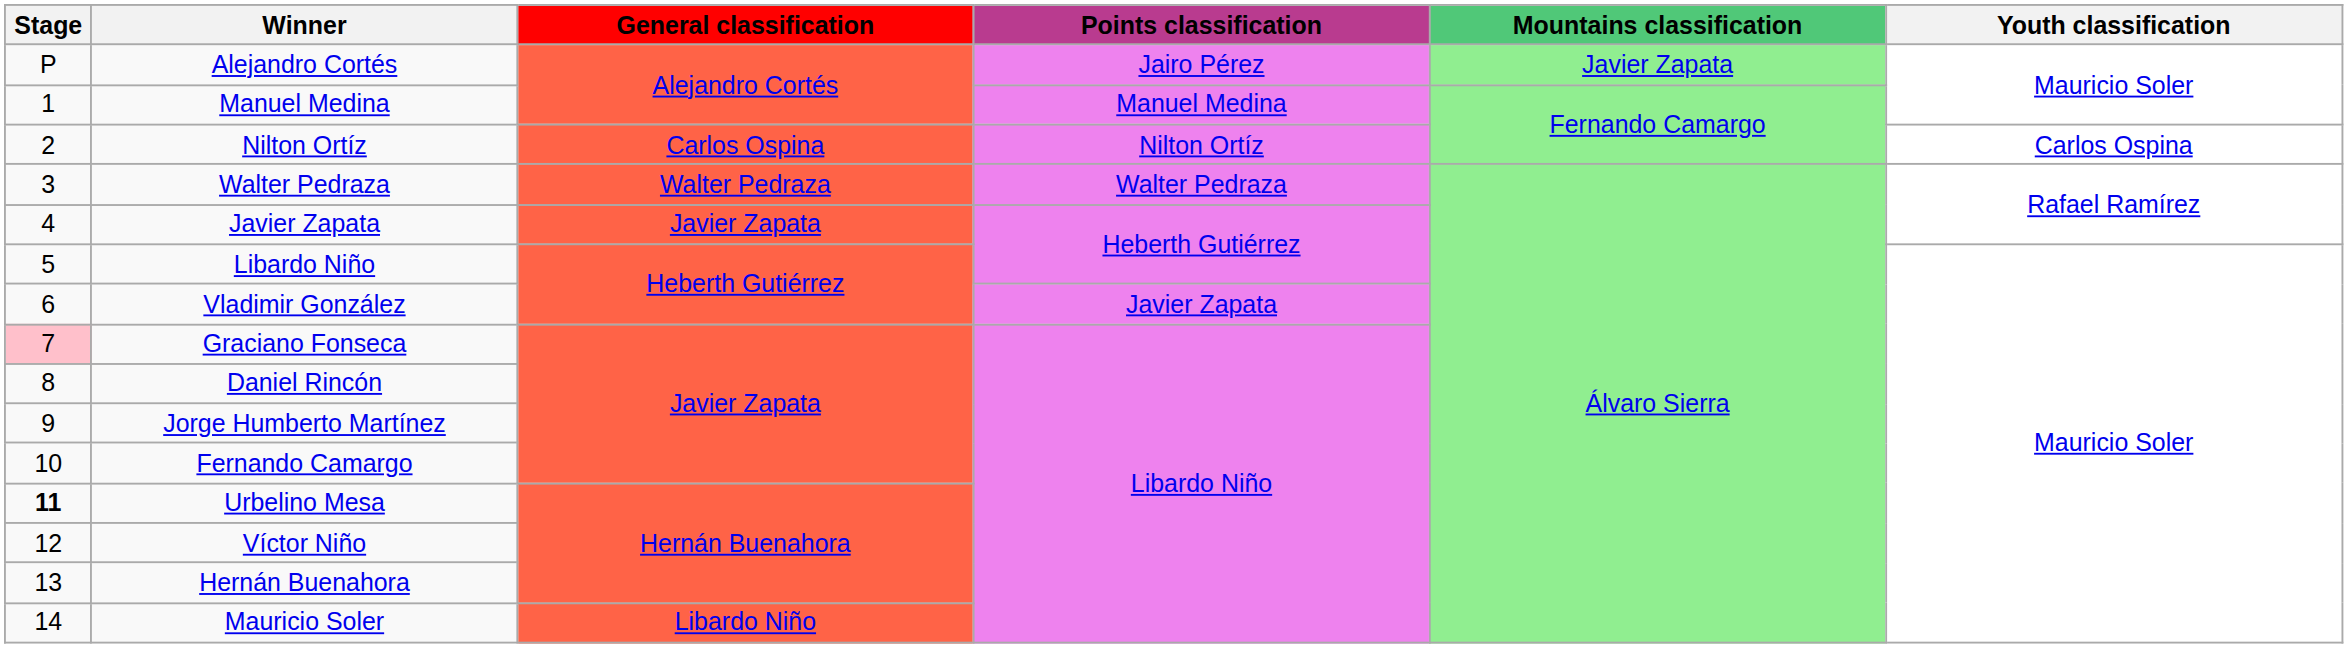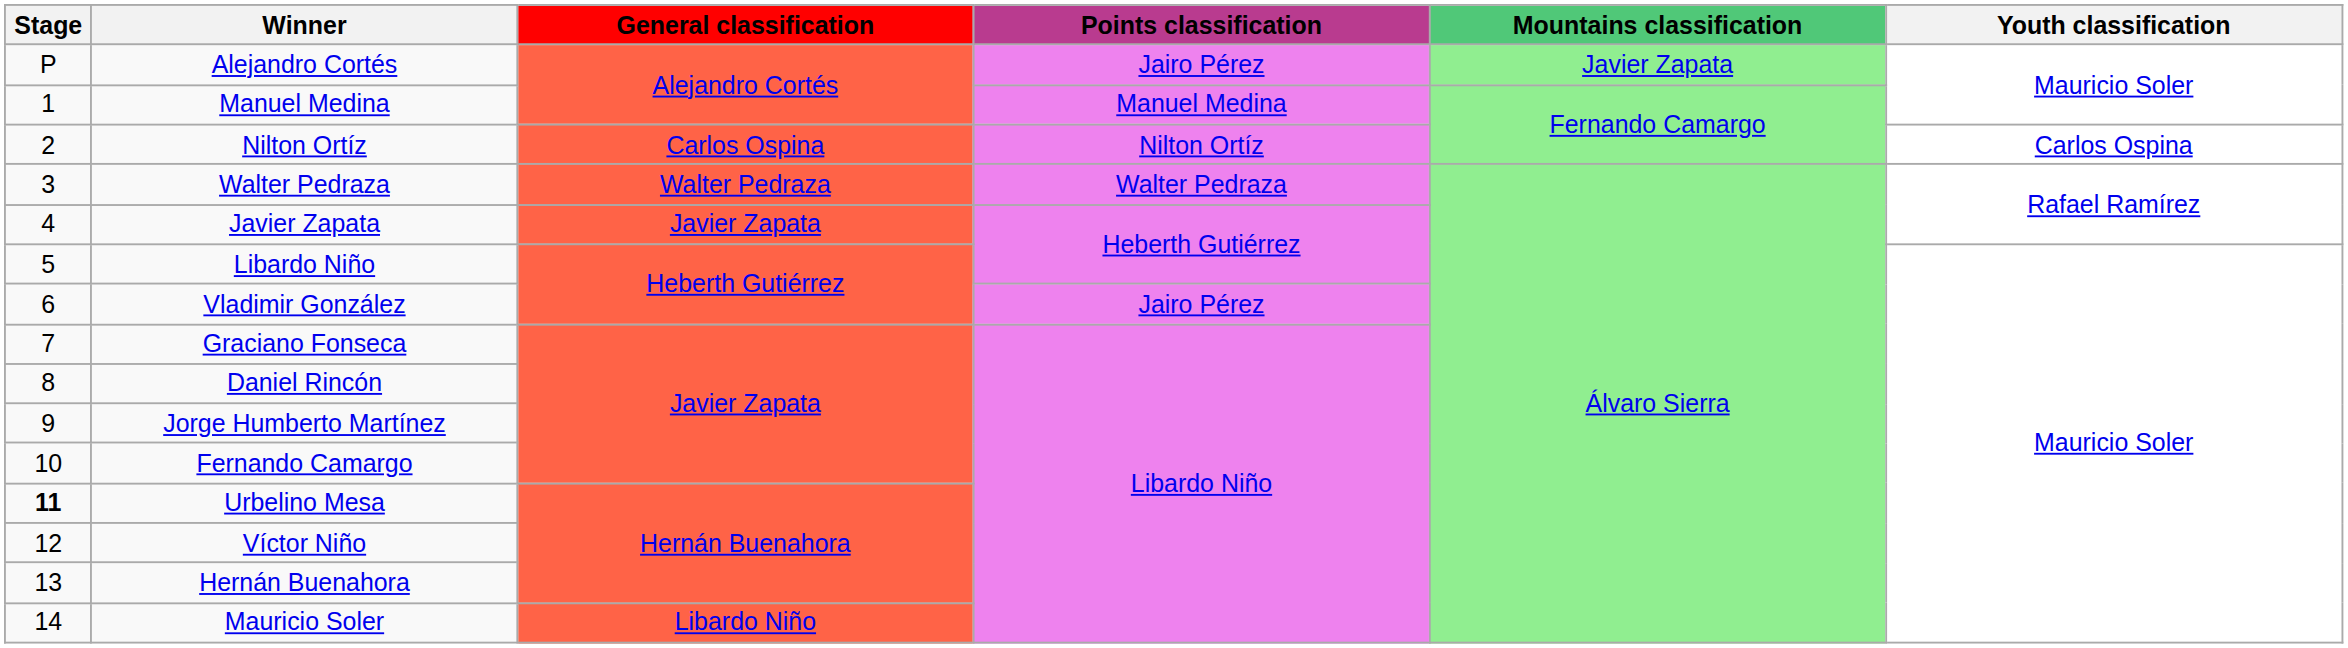(1202, 304) Javier Zapata -> (1201, 304) Jairo Pérez
(48, 344) pink background -> (48, 344) no background
